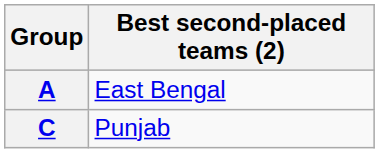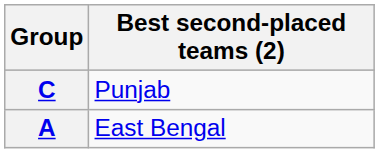rows swapped: (47, 128) <-> (47, 89)
